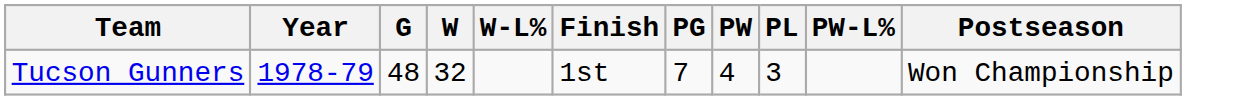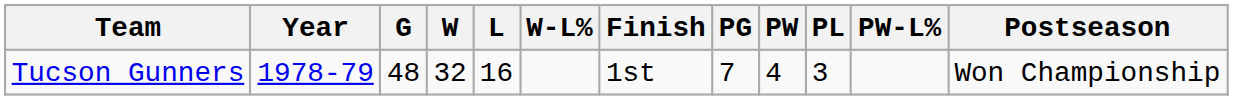+ column: (496, 28)
